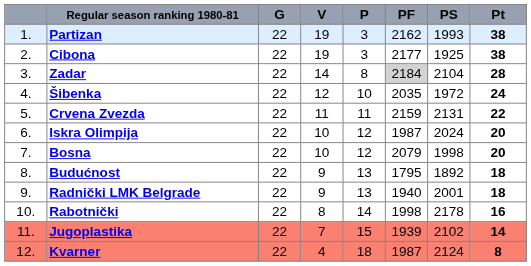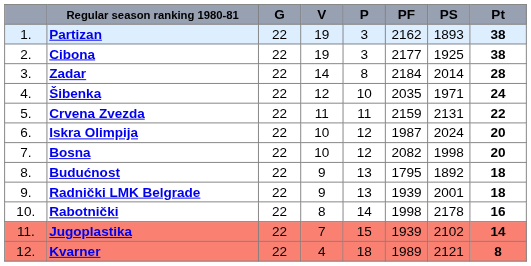(449, 34) 1993 -> (449, 34) 1893
(406, 74) lightgrey background -> (406, 74) no background
(449, 74) 2104 -> (449, 74) 2014
(449, 93) 1972 -> (449, 93) 1971
(406, 153) 2079 -> (406, 153) 2082
(406, 192) 1940 -> (406, 192) 1939
(406, 251) 1987 -> (406, 251) 1989
(449, 251) 2124 -> (449, 251) 2121
